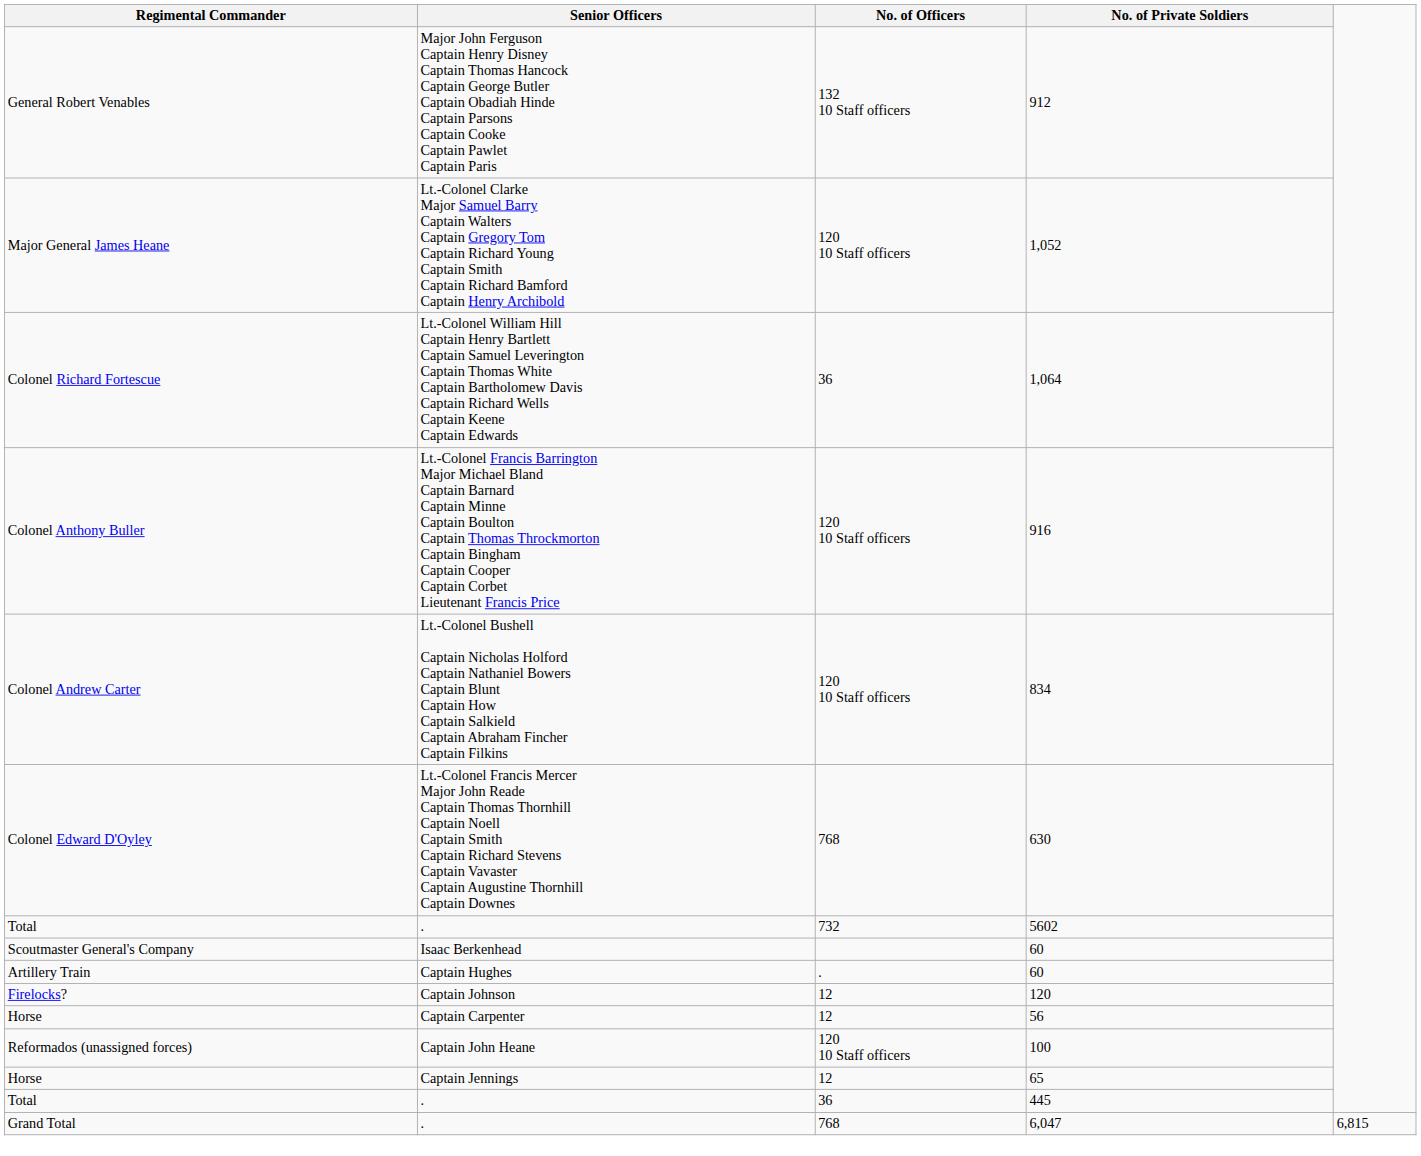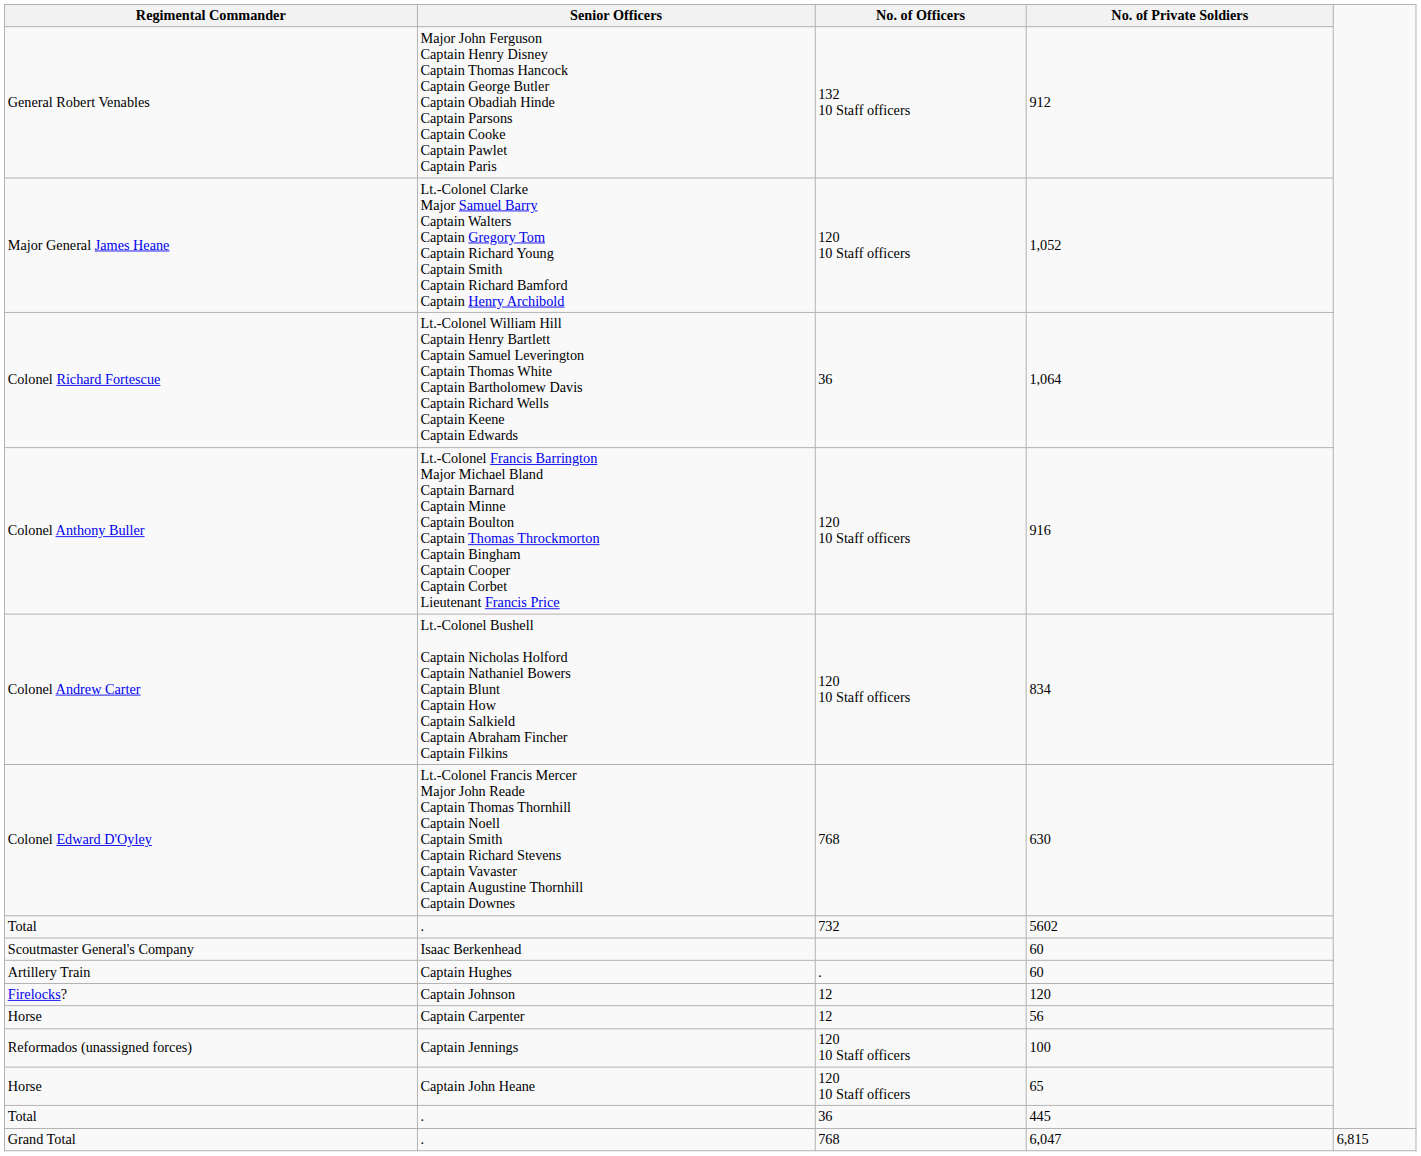(478, 1047) Captain John Heane -> (469, 1047) Captain Jennings
(469, 1078) Captain Jennings -> (478, 1086) Captain John Heane
(825, 1078) 12 -> (864, 1086) 120 10 Staff officers
